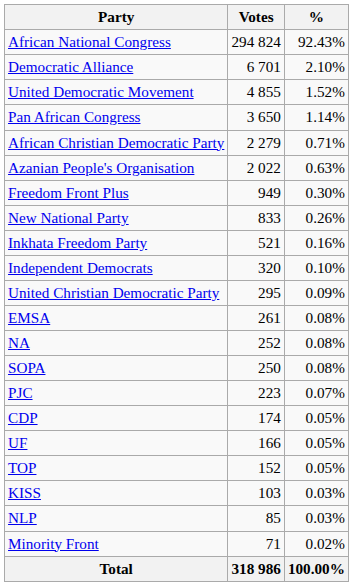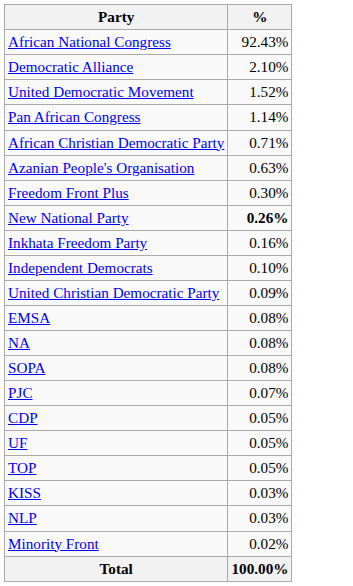- column: (256, 17)
(325, 217) normal -> (268, 217) bold
